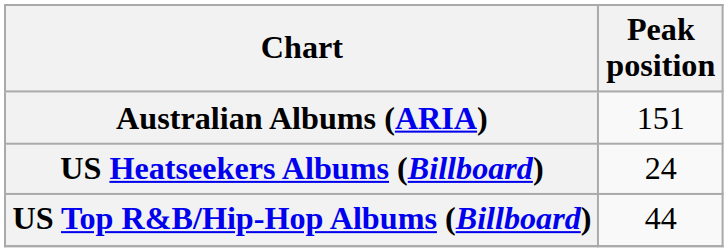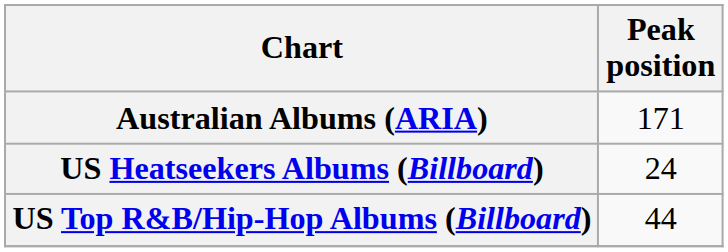(661, 117) 151 -> (661, 117) 171
